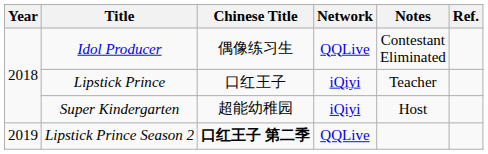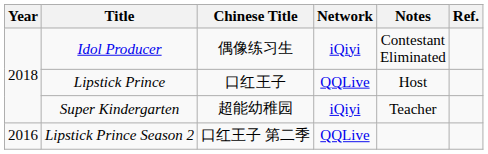(345, 48) QQLive -> (345, 48) iQiyi
(345, 82) iQiyi -> (345, 82) QQLive
(413, 82) Teacher -> (413, 82) Host
(413, 109) Host -> (413, 109) Teacher
(23, 135) 2019 -> (23, 135) 2016
(256, 135) bold -> (256, 135) normal
